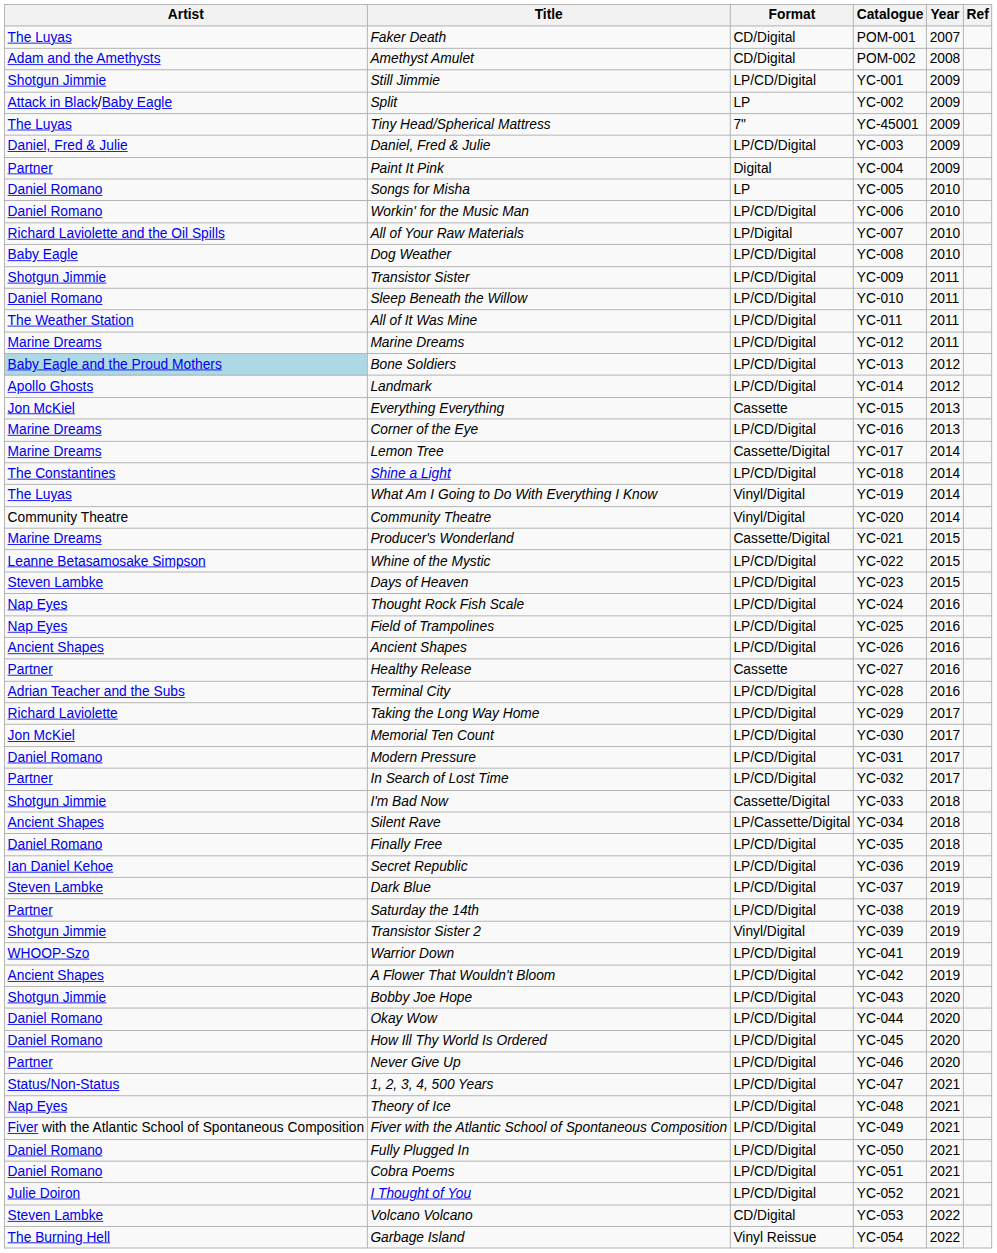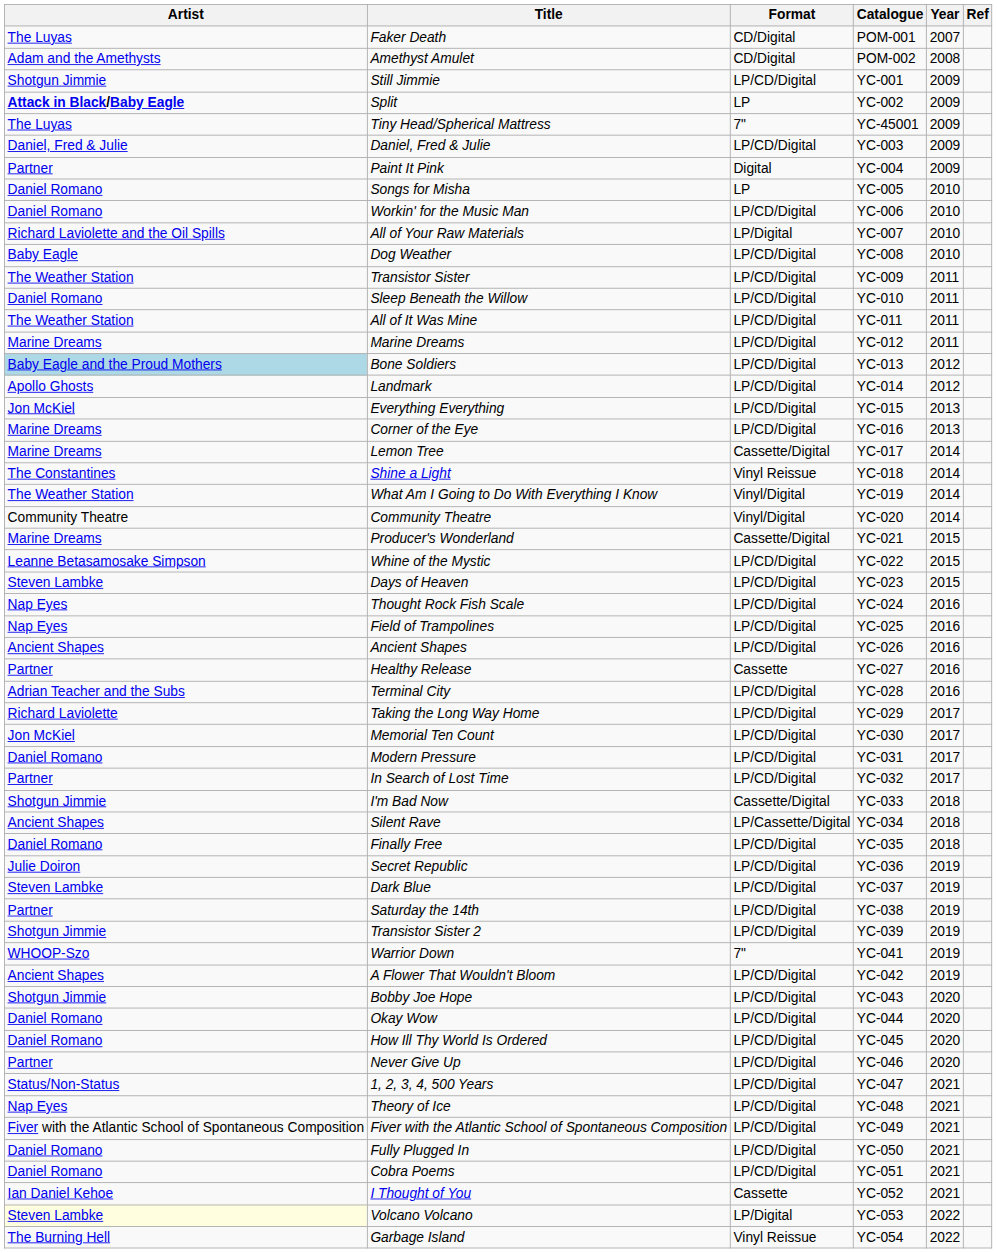(90, 102) normal -> (96, 102) bold
(57, 277) Shotgun Jimmie -> (71, 277) The Weather Station
(761, 408) Cassette -> (775, 408) LP/CD/Digital
(775, 473) LP/CD/Digital -> (775, 473) Vinyl Reissue
(40, 495) The Luyas -> (71, 495) The Weather Station
(60, 866) Ian Daniel Kehoe -> (44, 866) Julie Doiron
(769, 931) Vinyl/Digital -> (775, 931) LP/CD/Digital
(775, 953) LP/CD/Digital -> (740, 953) 7"
(44, 1193) Julie Doiron -> (60, 1193) Ian Daniel Kehoe
(775, 1193) LP/CD/Digital -> (761, 1193) Cassette
(55, 1215) no background -> (55, 1215) lightyellow background
(764, 1215) CD/Digital -> (763, 1215) LP/Digital
